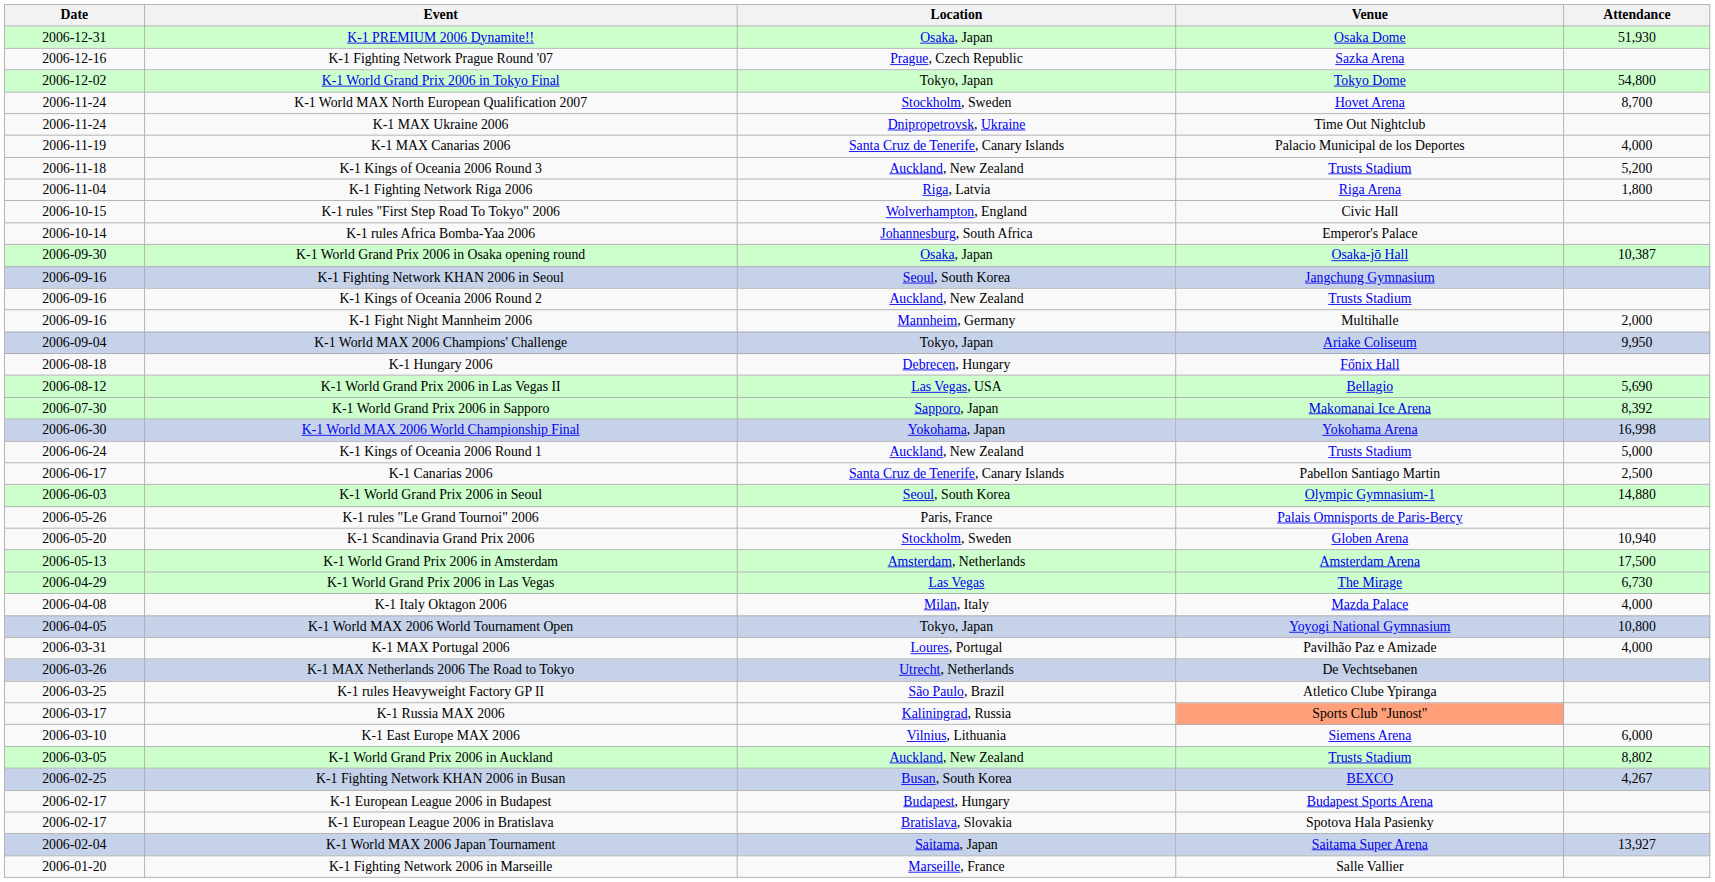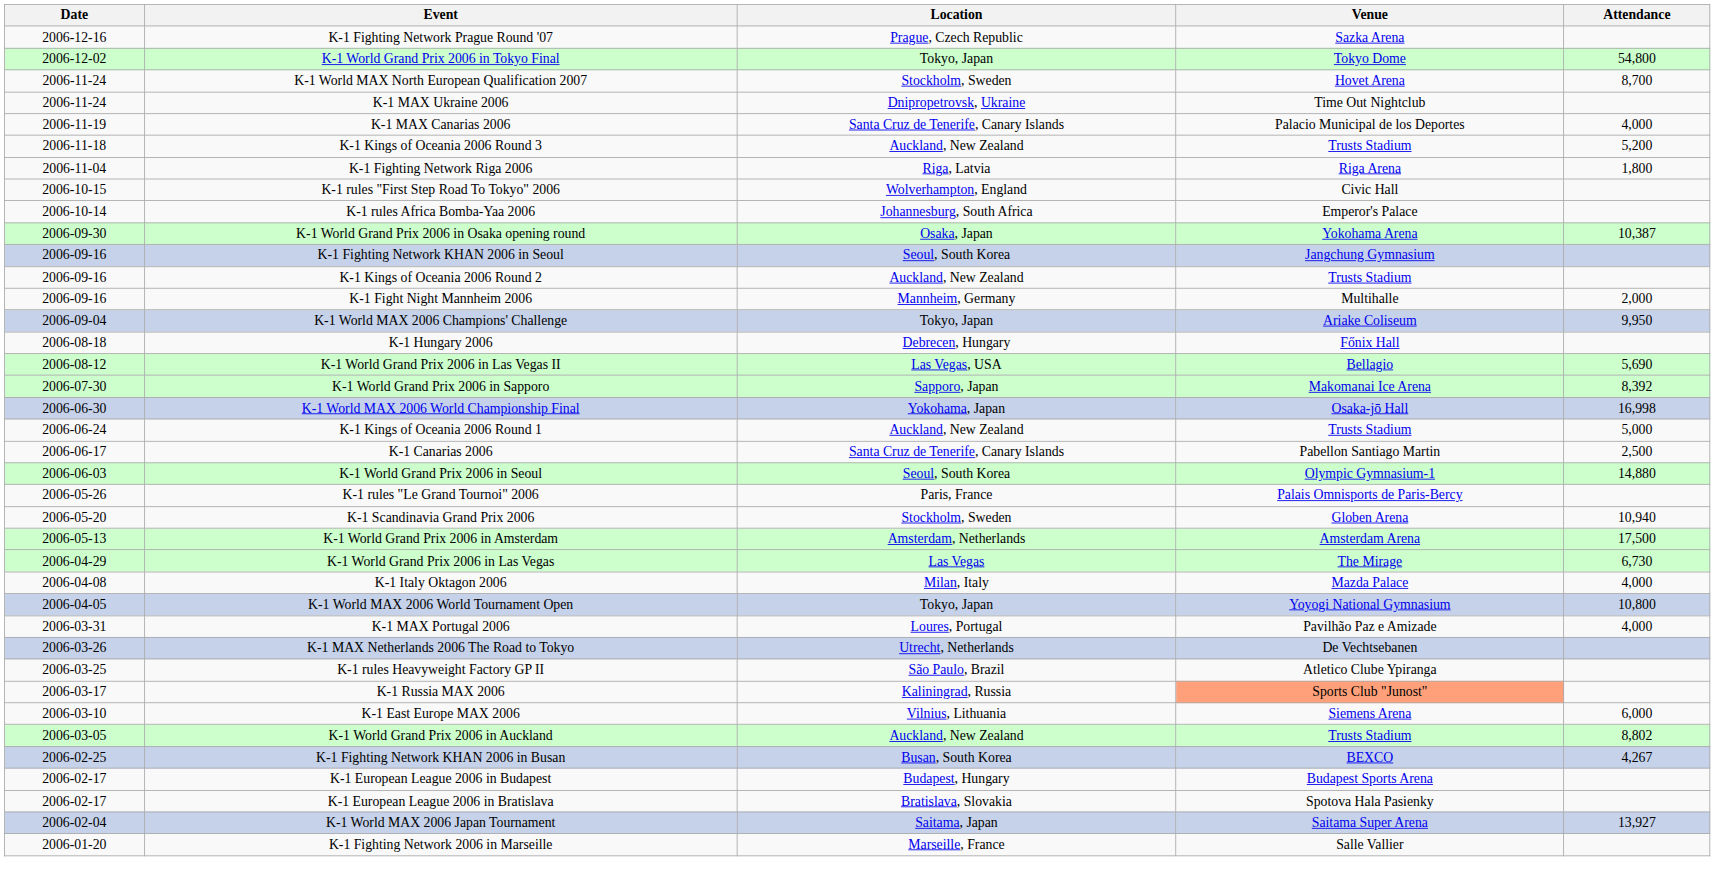- row: (441, 37)
(1370, 255) Osaka-jō Hall -> (1370, 233) Yokohama Arena
(1370, 430) Yokohama Arena -> (1370, 408) Osaka-jō Hall
